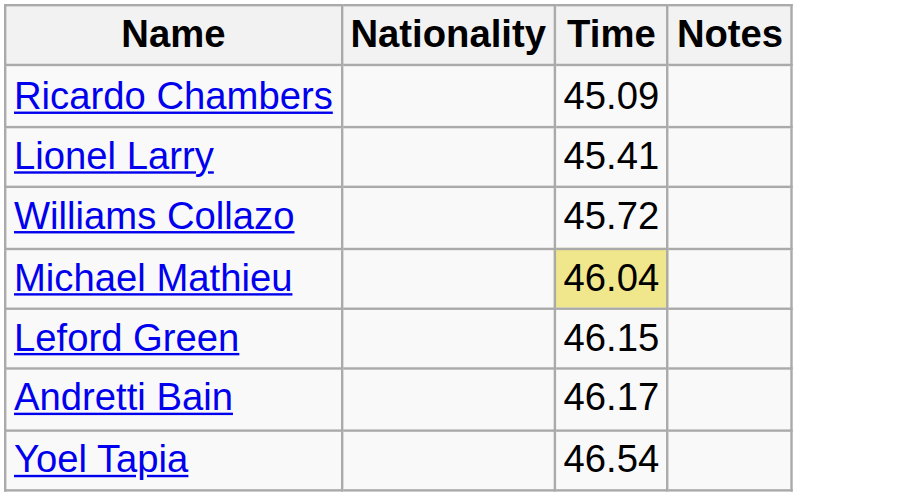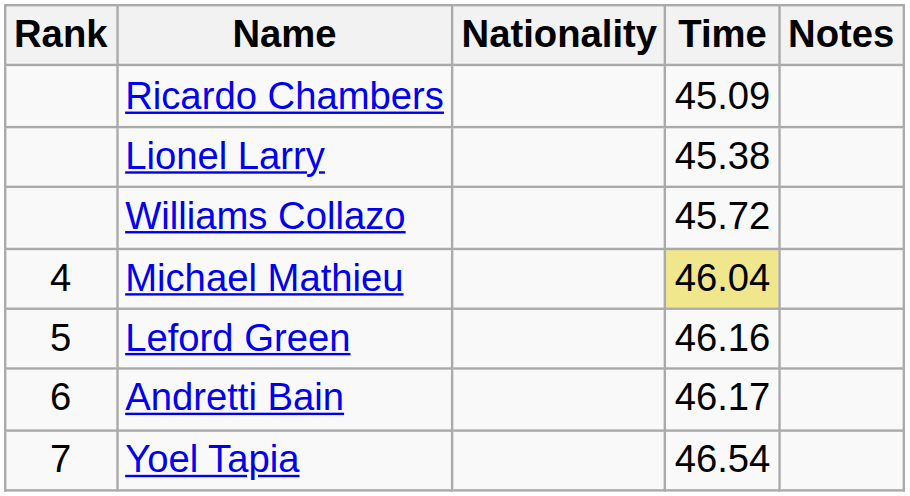+ column: (61, 34)
(611, 156) 45.41 -> (723, 156) 45.38
(611, 338) 46.15 -> (723, 338) 46.16
